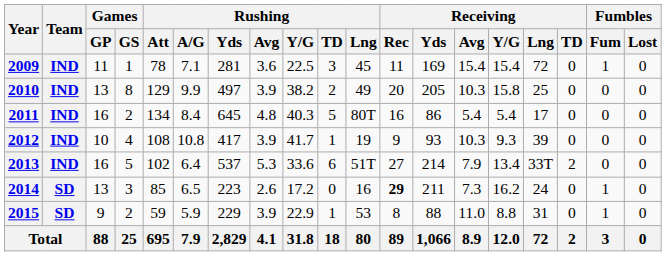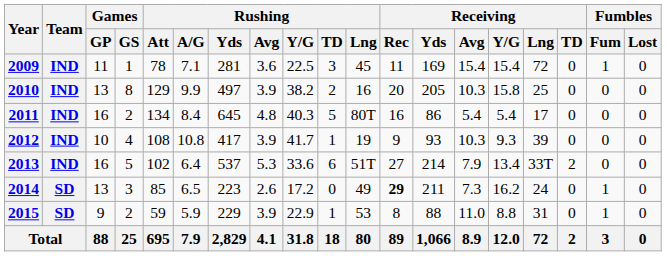(363, 90) 49 -> (363, 90) 16
(363, 189) 16 -> (363, 189) 49
